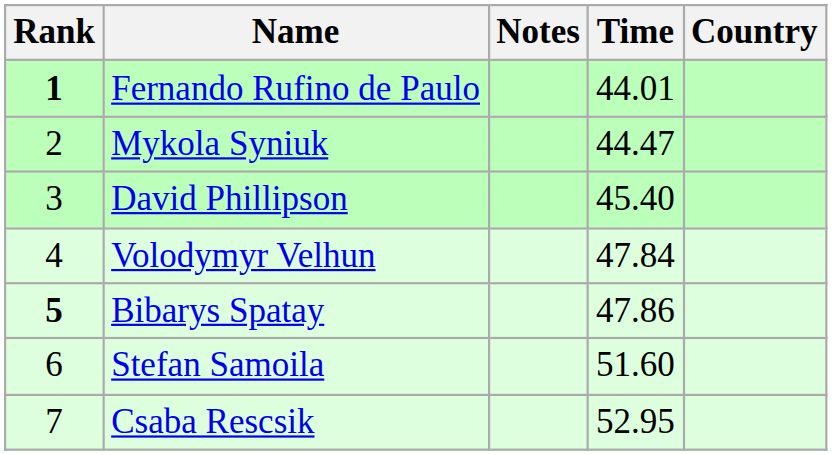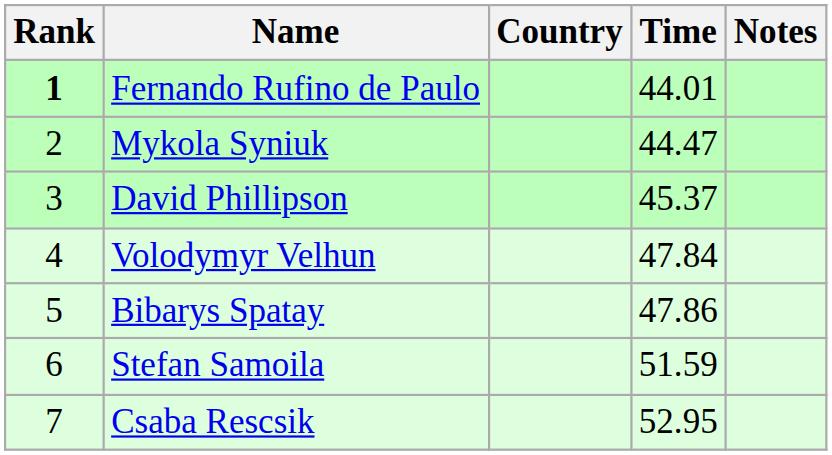columns swapped: (754, 32) <-> (538, 32)
(635, 198) 45.40 -> (678, 198) 45.37
(54, 310) bold -> (54, 310) normal
(635, 365) 51.60 -> (678, 365) 51.59
